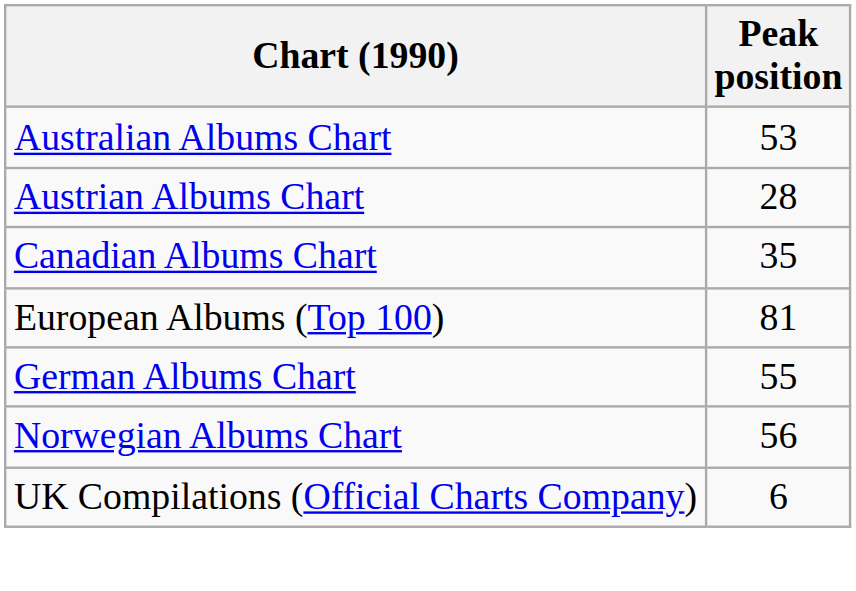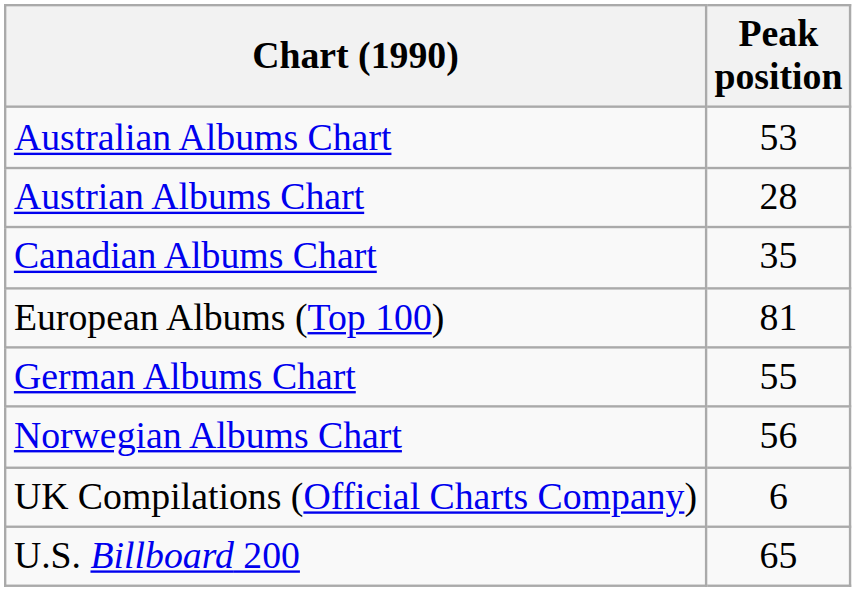+ row: (157, 556)
